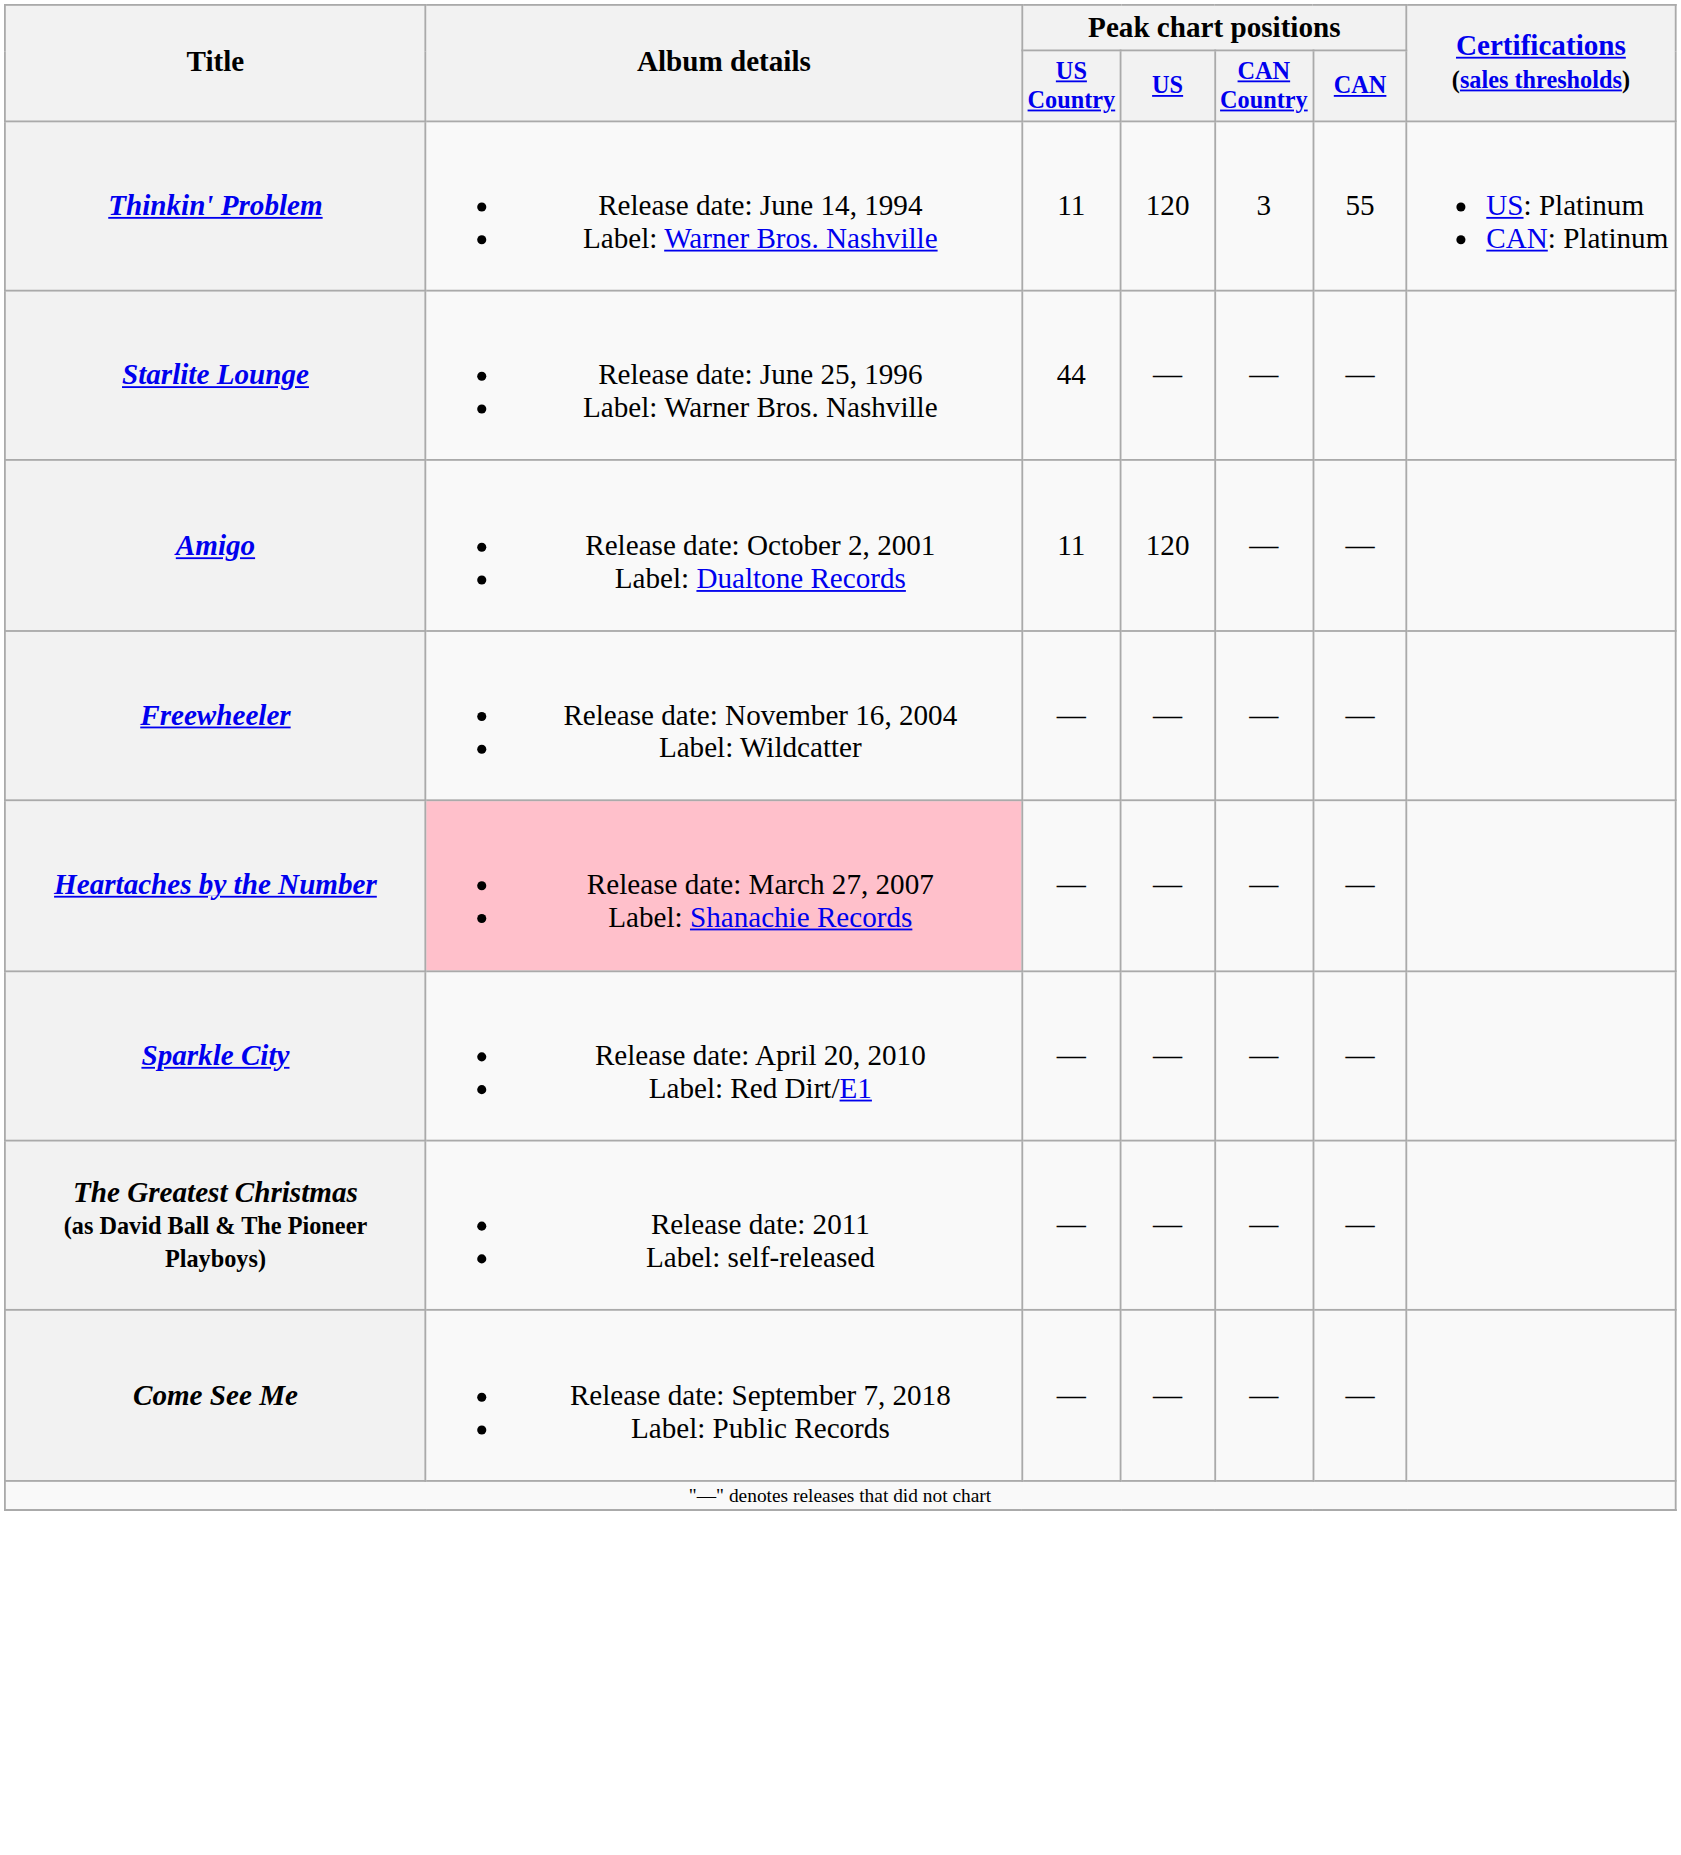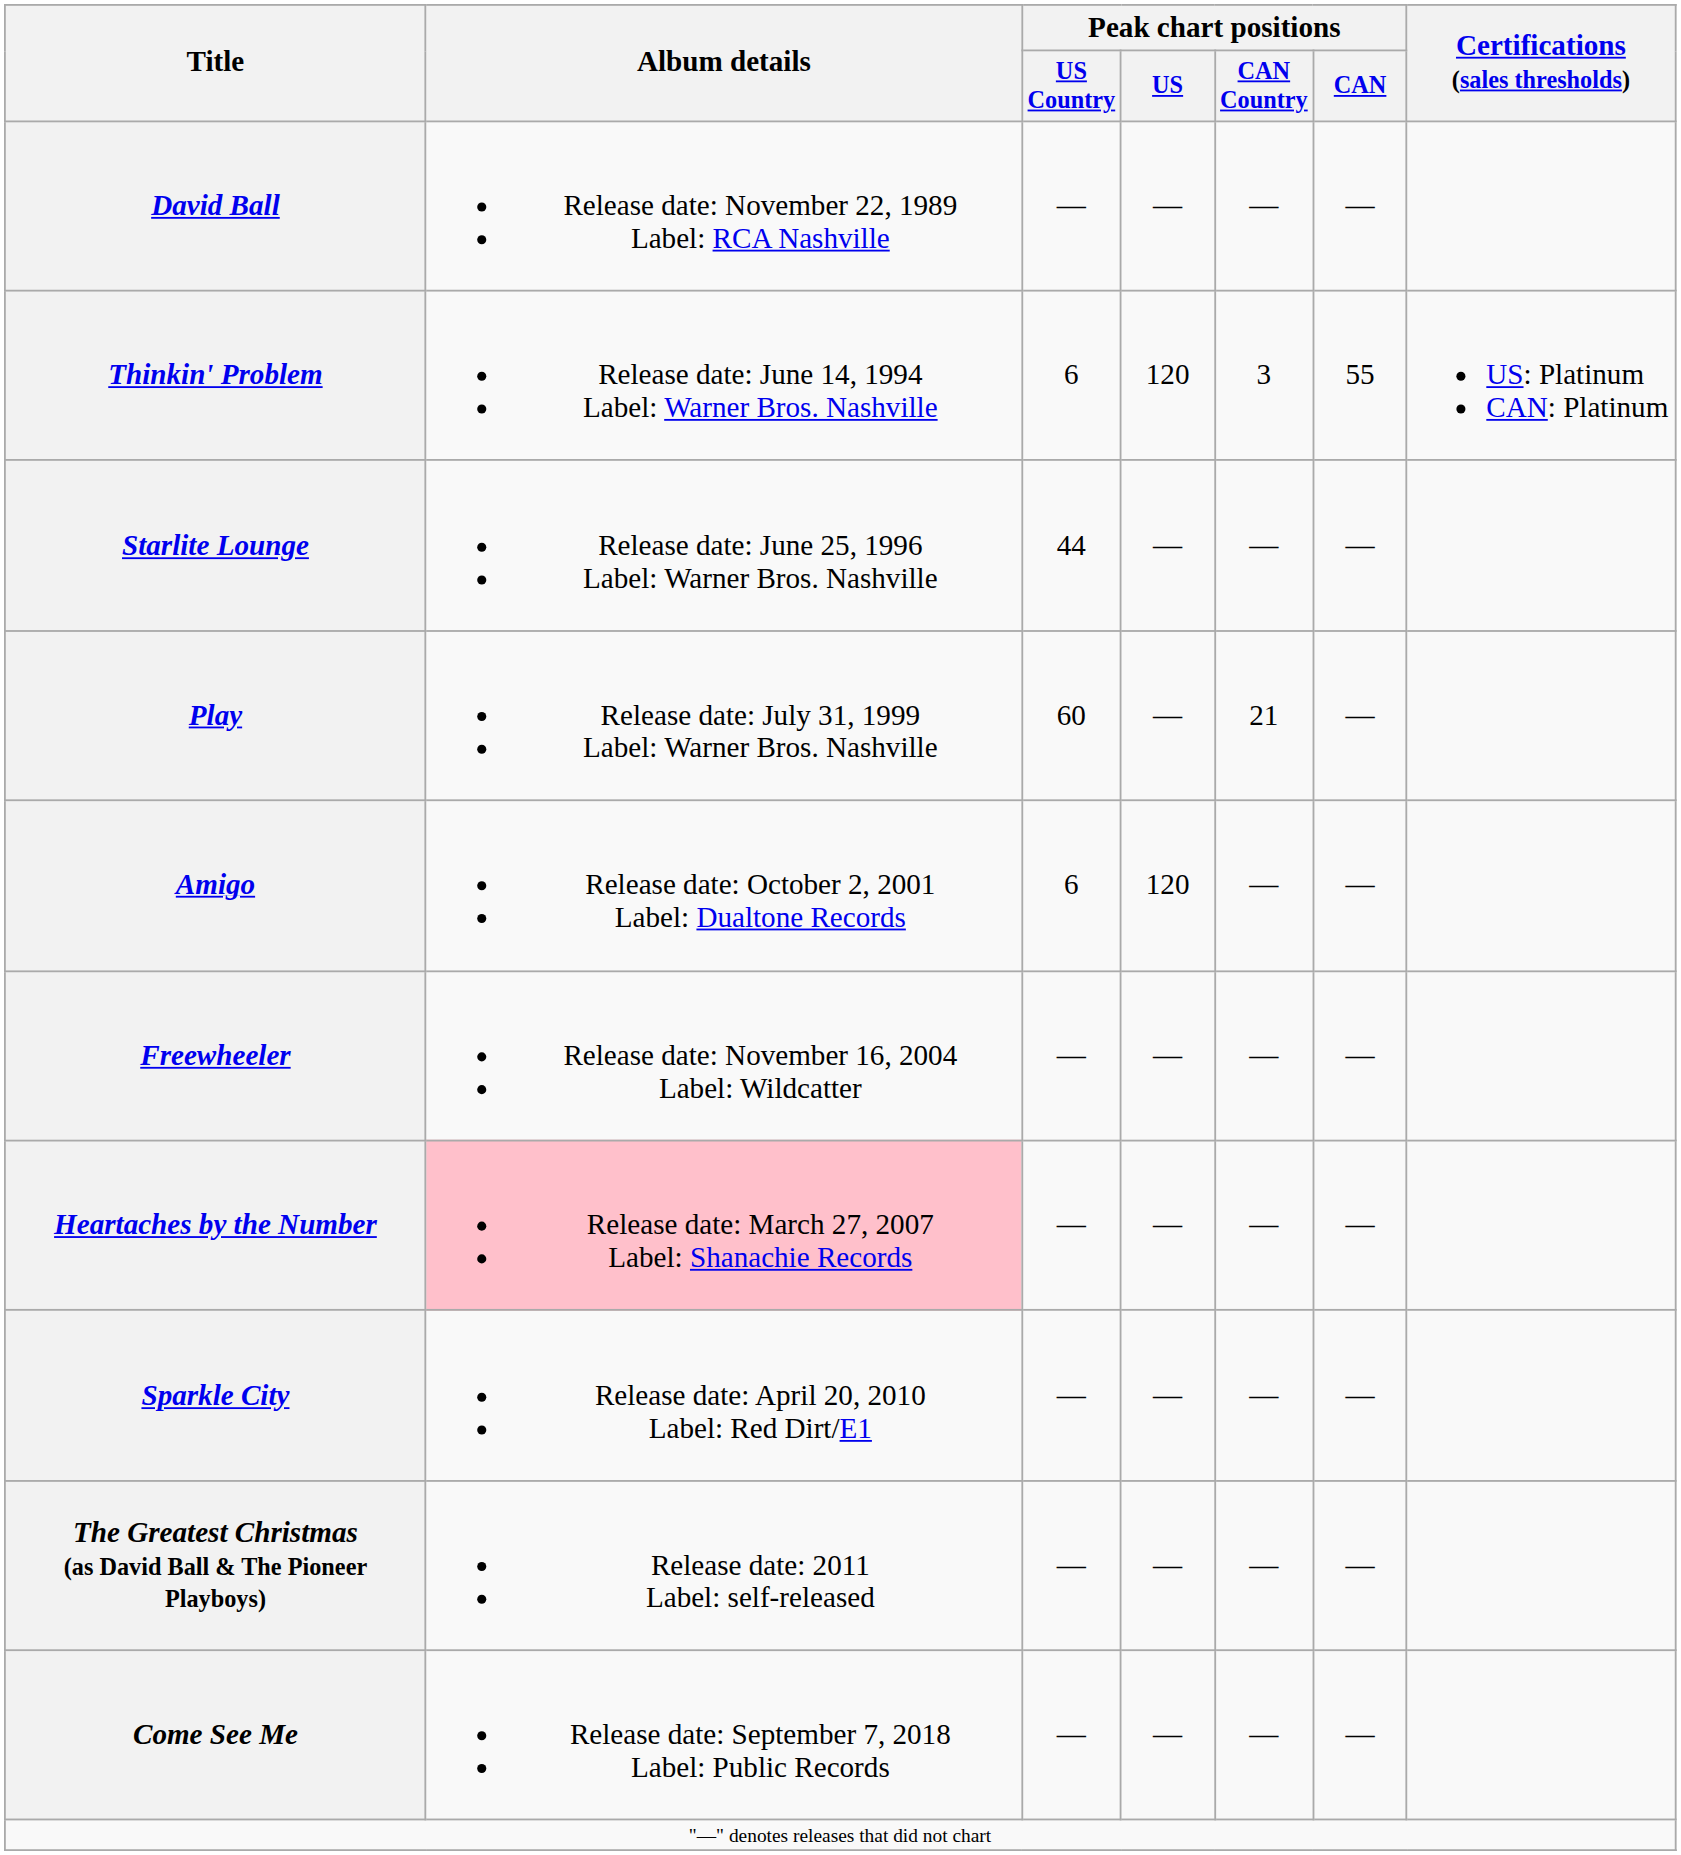+ row: (215, 205)
(1071, 205) 11 -> (1071, 375) 6
+ row: (215, 715)
(1071, 545) 11 -> (1071, 885) 6
